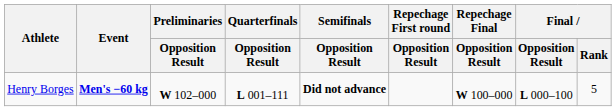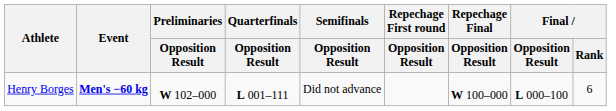(345, 89) bold -> (342, 89) normal
(594, 89) 5 -> (589, 89) 6
